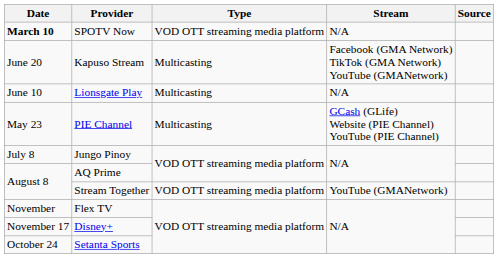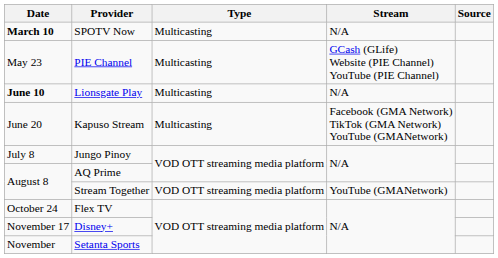(239, 31) VOD OTT streaming media platform -> (183, 31) Multicasting
rows swapped: (103, 123) <-> (109, 62)
(24, 93) normal -> (26, 93) bold
(31, 208) November -> (32, 208) October 24
(32, 244) October 24 -> (31, 244) November
